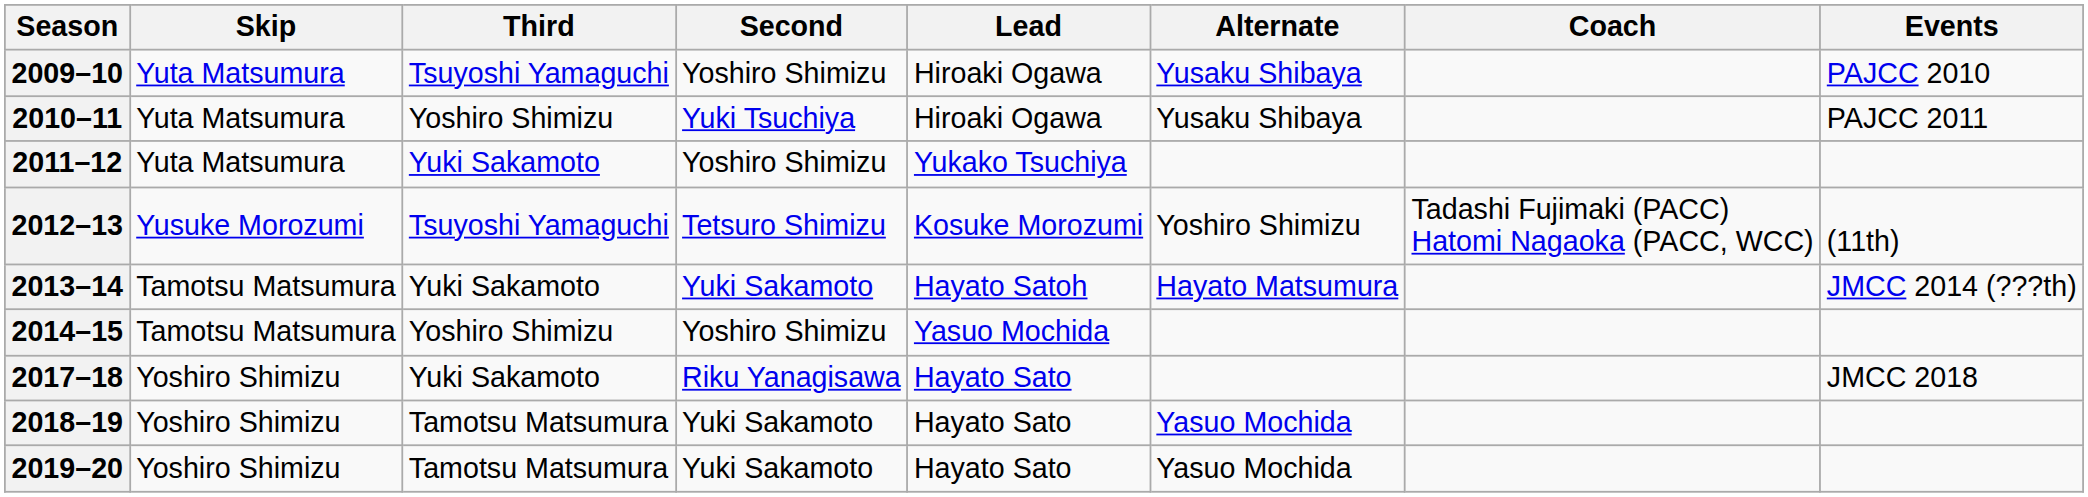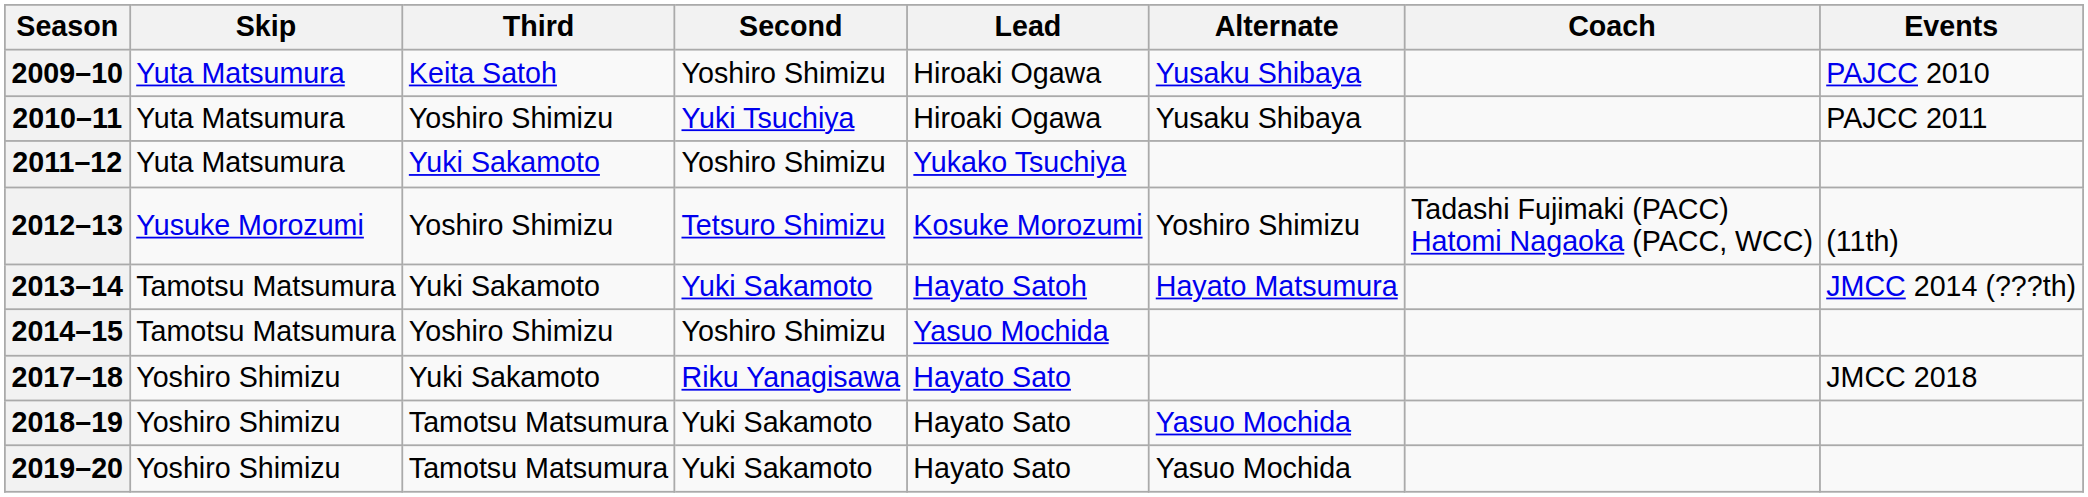(539, 72) Tsuyoshi Yamaguchi -> (483, 72) Keita Satoh
(539, 225) Tsuyoshi Yamaguchi -> (511, 225) Yoshiro Shimizu
